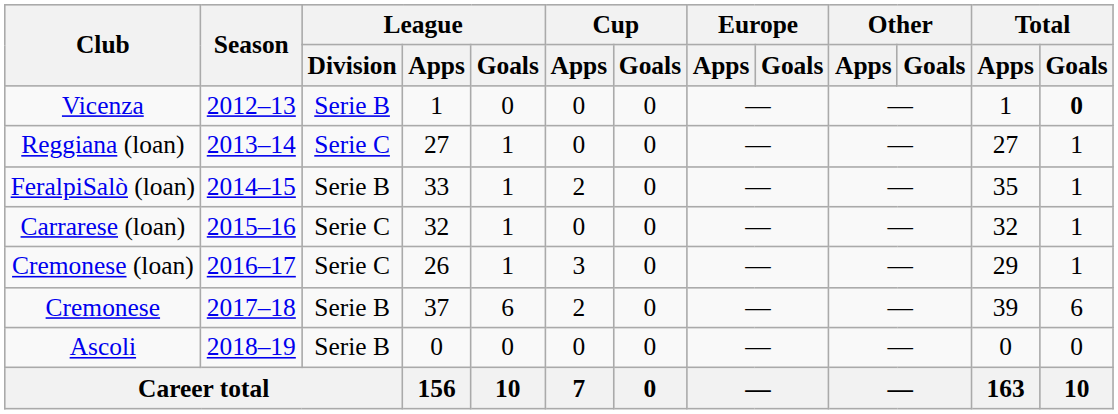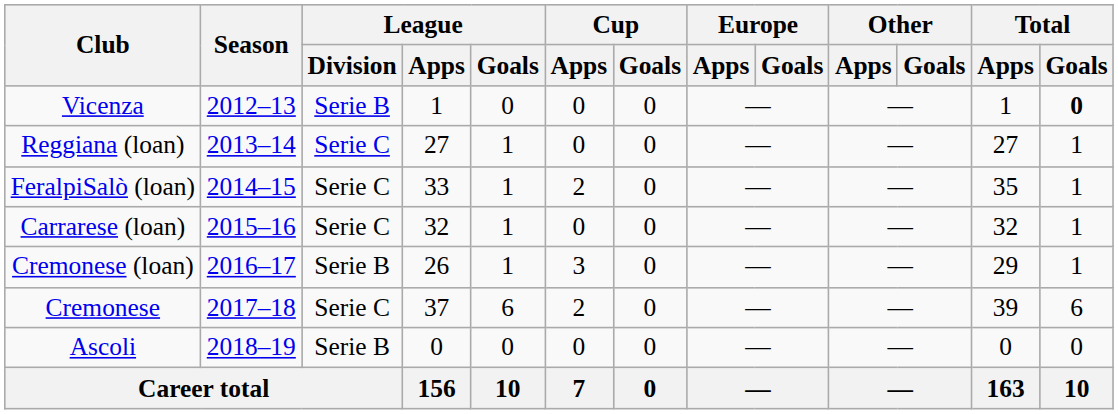(352, 186) Serie B -> (352, 186) Serie C
(352, 266) Serie C -> (352, 266) Serie B
(352, 307) Serie B -> (352, 307) Serie C
